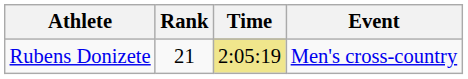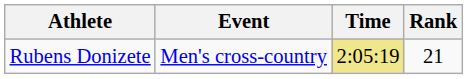columns swapped: (374, 21) <-> (184, 21)
